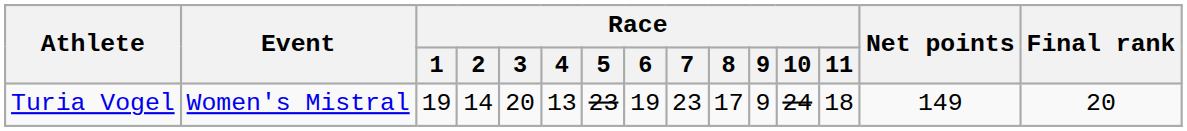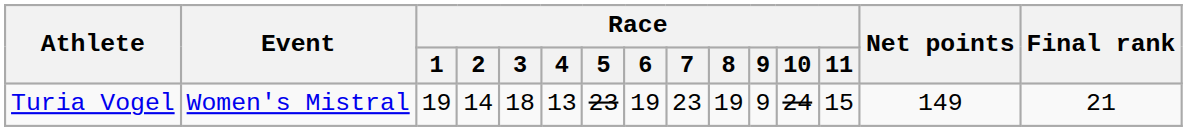(520, 104) 20 -> (520, 104) 18
(729, 104) 17 -> (729, 104) 19
(839, 104) 18 -> (839, 104) 15
(1101, 104) 20 -> (1101, 104) 21
